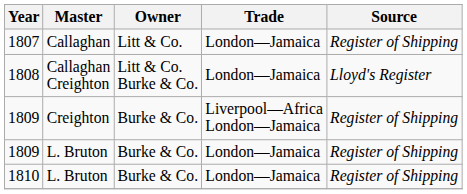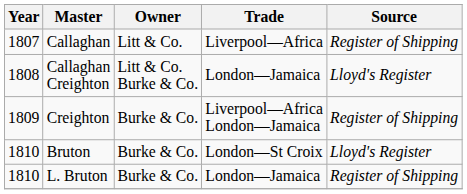(263, 41) London—Jamaica -> (264, 41) Liverpool—Africa
- row: (24, 151)
+ row: (24, 151)
